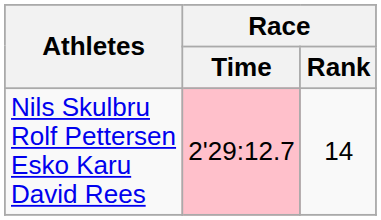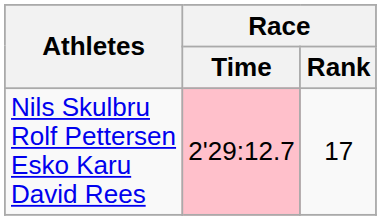(339, 152) 14 -> (339, 152) 17
